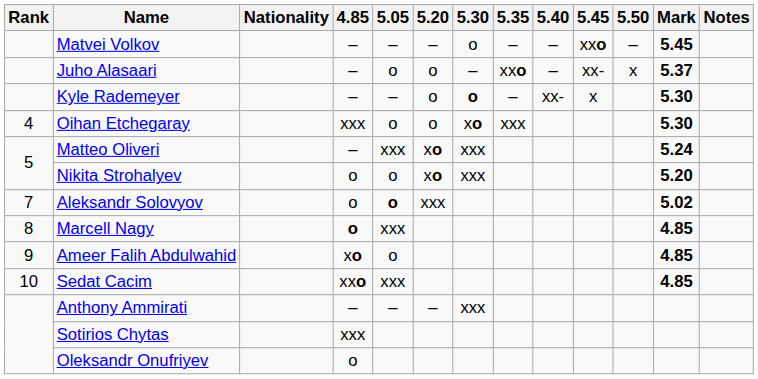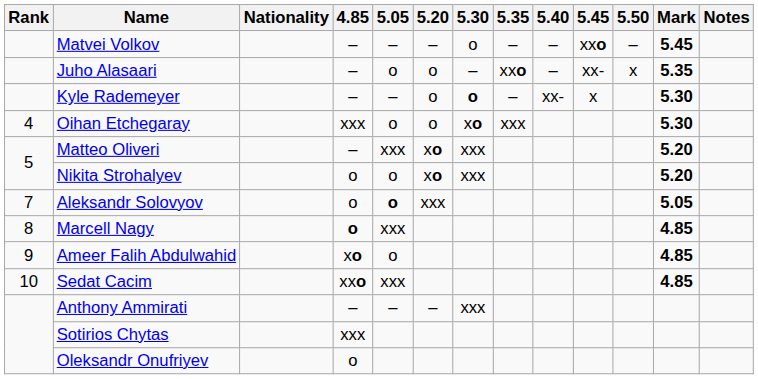(676, 70) 5.37 -> (676, 70) 5.35
(676, 149) 5.24 -> (676, 149) 5.20
(676, 202) 5.02 -> (676, 202) 5.05
